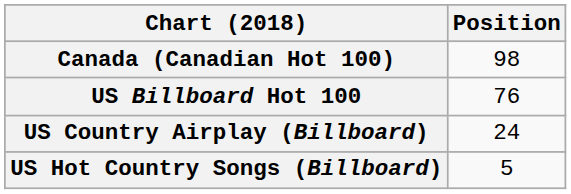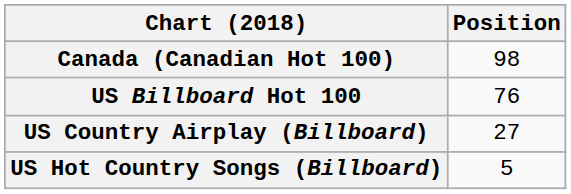(507, 133) 24 -> (507, 133) 27
